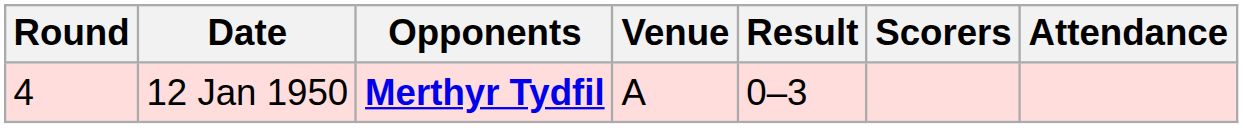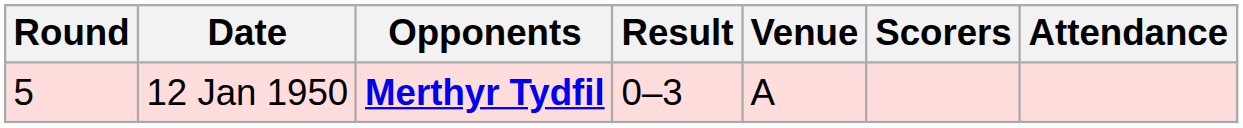columns swapped: (675, 33) <-> (802, 33)
(24, 91) 4 -> (24, 91) 5
